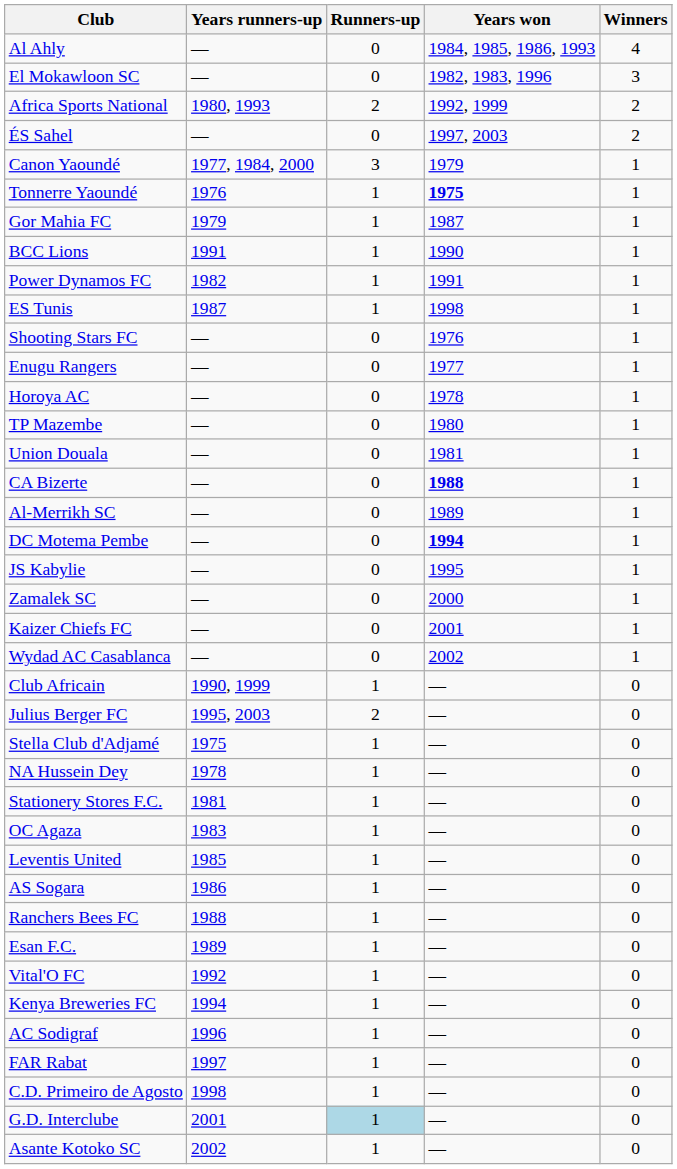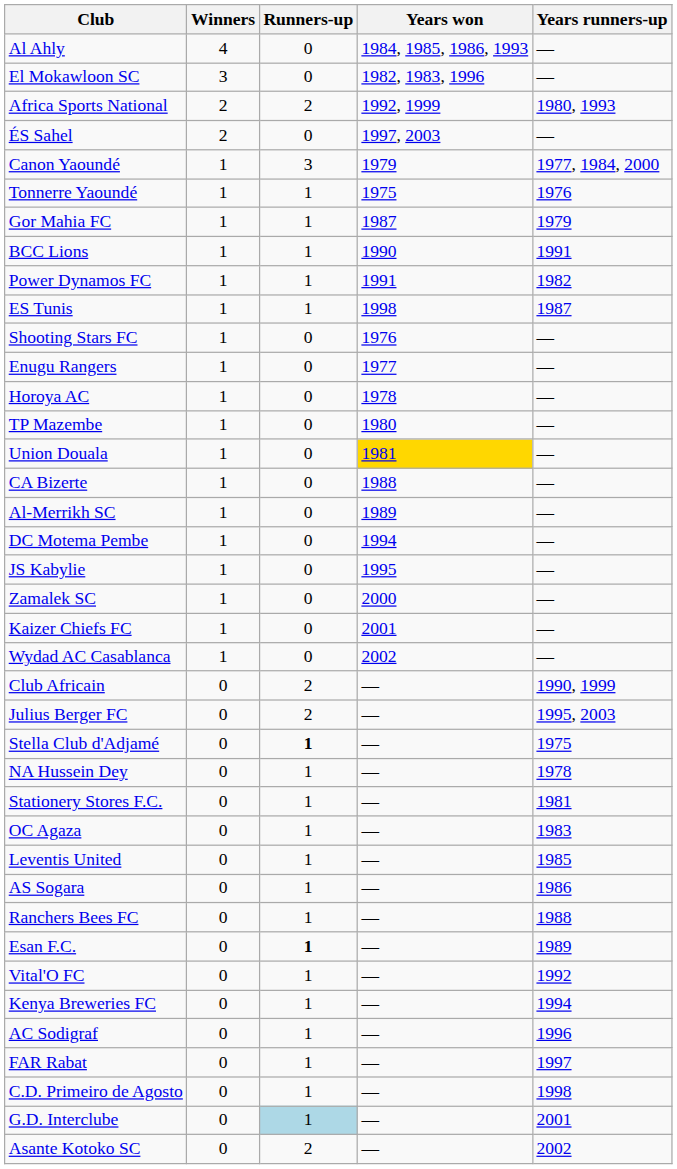columns swapped: (636, 19) <-> (257, 19)
(446, 193) bold -> (379, 193) normal
(446, 454) no background -> (379, 454) gold background
(446, 482) bold -> (379, 482) normal
(446, 540) bold -> (379, 540) normal
(375, 685) 1 -> (308, 685) 2
(375, 743) normal -> (308, 743) bold
(375, 946) normal -> (308, 946) bold
(375, 1149) 1 -> (308, 1149) 2
